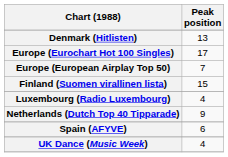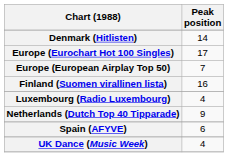(203, 38) 13 -> (203, 38) 14
(203, 83) 15 -> (203, 83) 16
